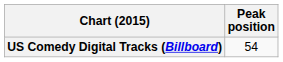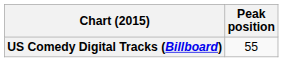(251, 47) 54 -> (251, 47) 55
